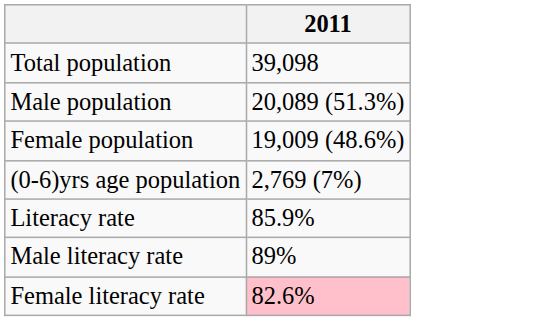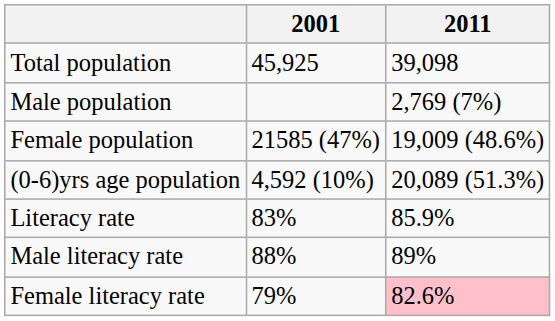+ column: (316, 23)
(328, 101) 20,089 (51.3%) -> (446, 101) 2,769 (7%)
(307, 179) 2,769 (7%) -> (468, 179) 20,089 (51.3%)
